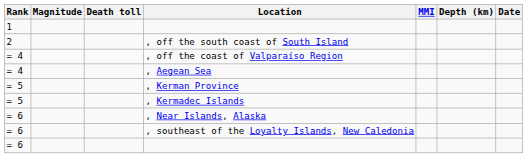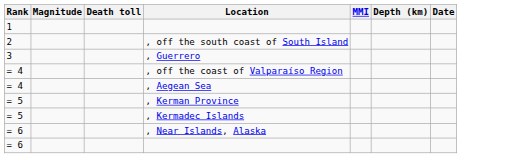+ row: (9, 56)
- row: (15, 130)
